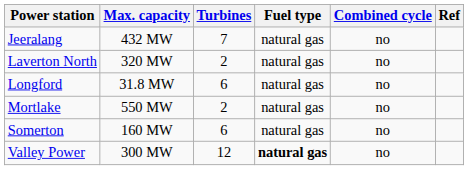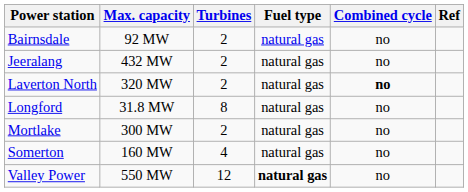+ row: (39, 38)
(224, 38) 7 -> (224, 61) 2
(383, 61) normal -> (383, 84) bold
(224, 84) 6 -> (224, 107) 8
(147, 107) 550 MW -> (147, 130) 300 MW
(224, 130) 6 -> (224, 152) 4
(147, 152) 300 MW -> (147, 175) 550 MW
